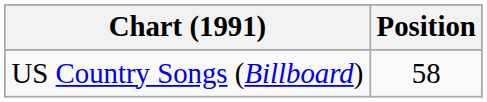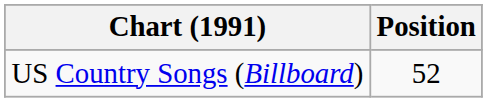(426, 73) 58 -> (426, 73) 52
